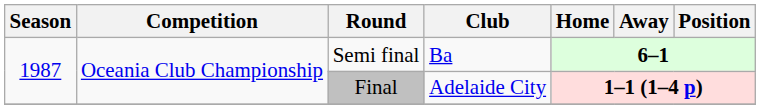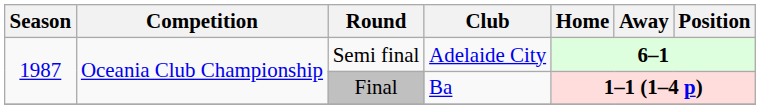(441, 54) Ba -> (488, 54) Adelaide City
(488, 87) Adelaide City -> (441, 87) Ba
